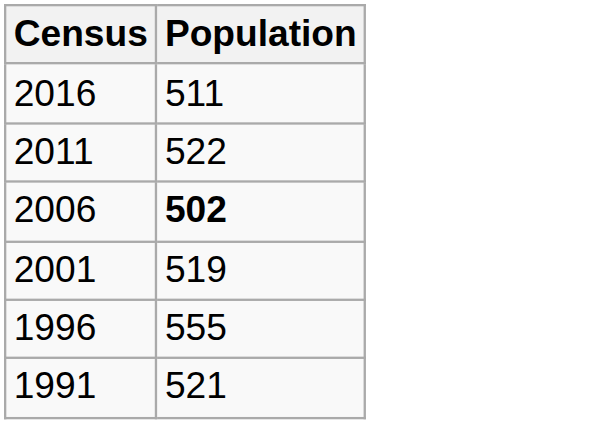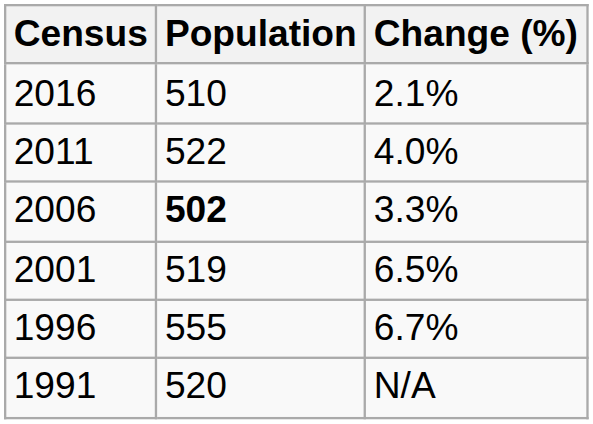+ column: (476, 33)
(195, 92) 511 -> (196, 92) 510
(196, 387) 521 -> (196, 387) 520
